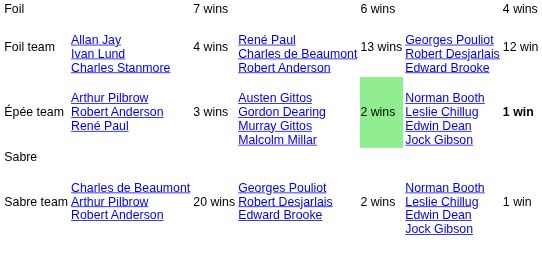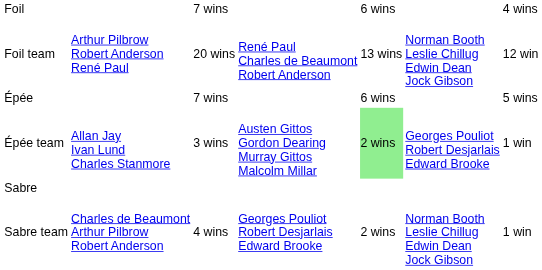(121, 54) Allan Jay Ivan Lund Charles Stanmore -> (117, 54) Arthur Pilbrow Robert Anderson René Paul
(211, 47) 4 wins -> (214, 54) 20 wins
(453, 54) Georges Pouliot Robert Desjarlais Edward Brooke -> (445, 60) Norman Booth Leslie Chillug Edwin Dean Jock Gibson
+ row: (19, 98)
(117, 112) Arthur Pilbrow Robert Anderson René Paul -> (121, 150) Allan Jay Ivan Lund Charles Stanmore
(445, 119) Norman Booth Leslie Chillug Edwin Dean Jock Gibson -> (453, 150) Georges Pouliot Robert Desjarlais Edward Brooke
(518, 112) bold -> (517, 143) normal
(214, 201) 20 wins -> (211, 232) 4 wins
